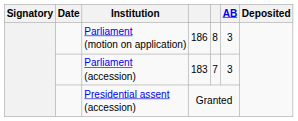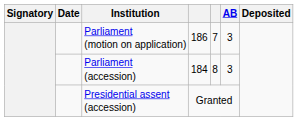(215, 38) 8 -> (215, 38) 7
(199, 69) 183 -> (199, 69) 184
(215, 69) 7 -> (215, 69) 8
